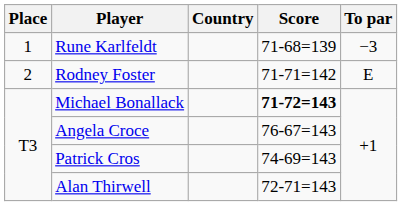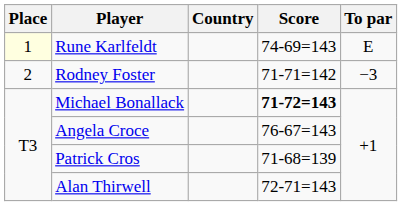(28, 46) no background -> (28, 46) lightyellow background
(299, 46) 71-68=139 -> (299, 46) 74-69=143
(368, 46) −3 -> (368, 46) E
(368, 74) E -> (368, 74) −3
(299, 159) 74-69=143 -> (299, 159) 71-68=139
